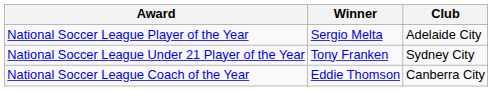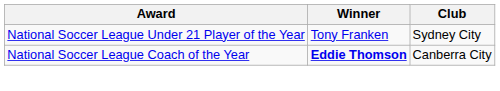- row: (128, 34)
(355, 75) normal -> (359, 55) bold
